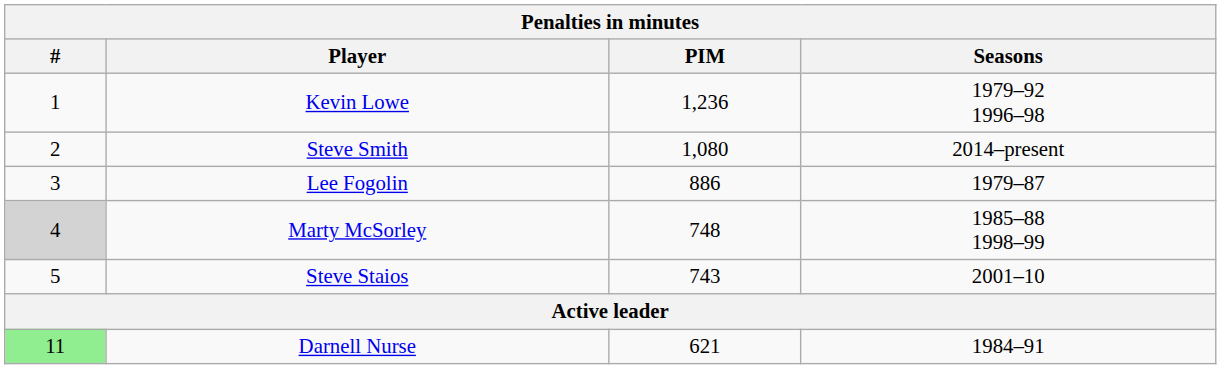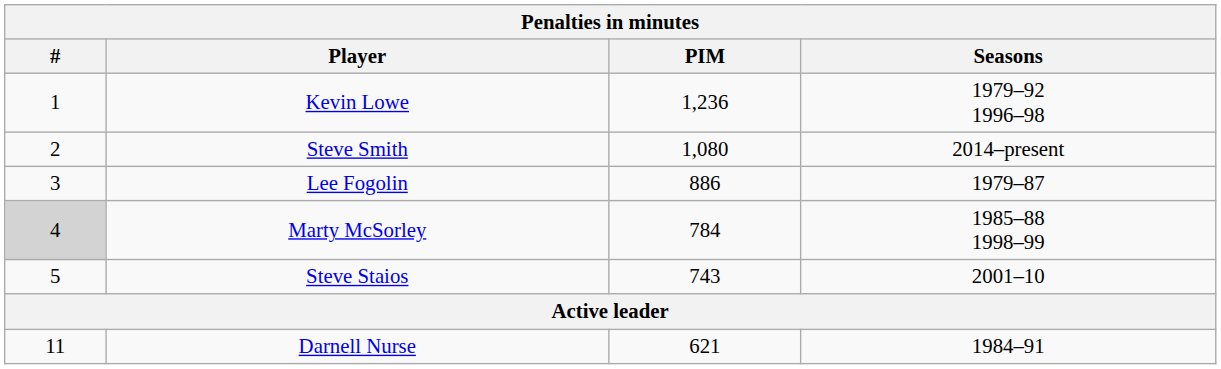(705, 230) 748 -> (705, 230) 784
(55, 345) lightgreen background -> (55, 345) no background
